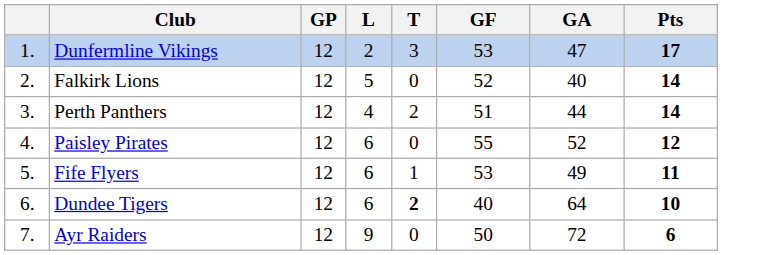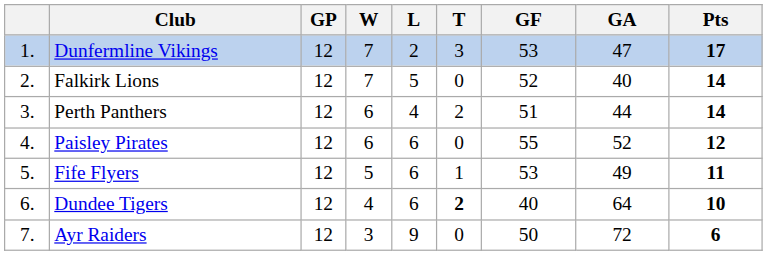+ column: (369, 19)
